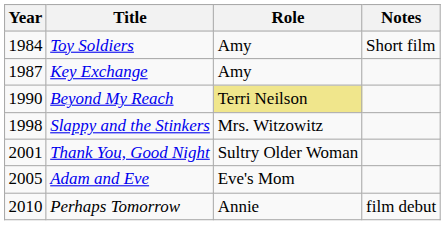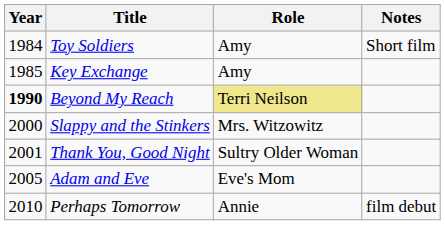(25, 71) 1987 -> (25, 71) 1985
(25, 98) normal -> (25, 98) bold
(25, 125) 1998 -> (25, 125) 2000
